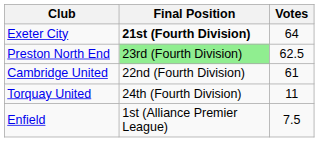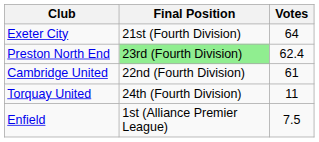(186, 34) bold -> (182, 34) normal
(292, 53) 62.5 -> (292, 53) 62.4
